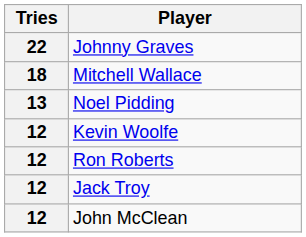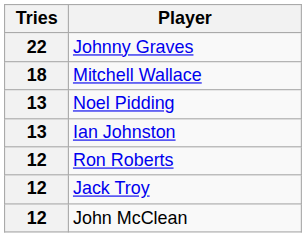+ row: (124, 132)
- row: (126, 132)
